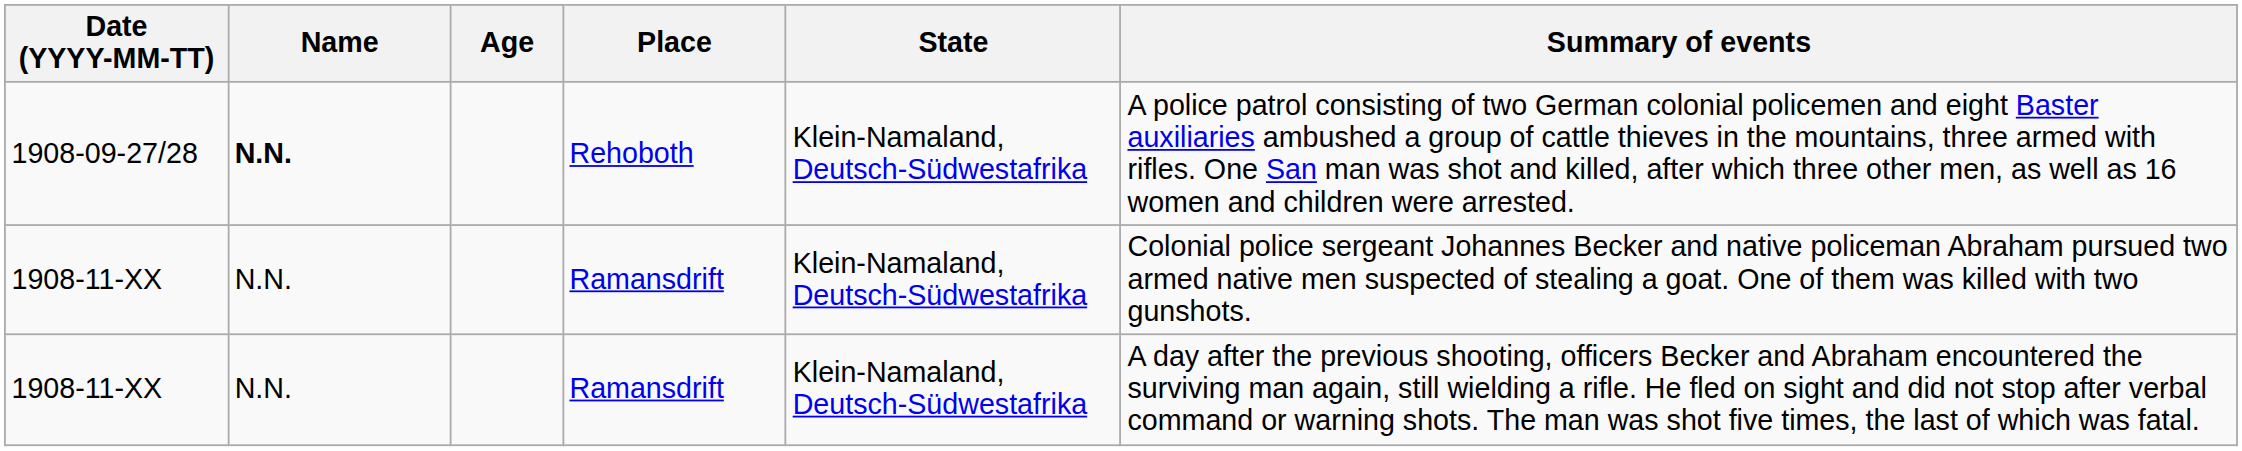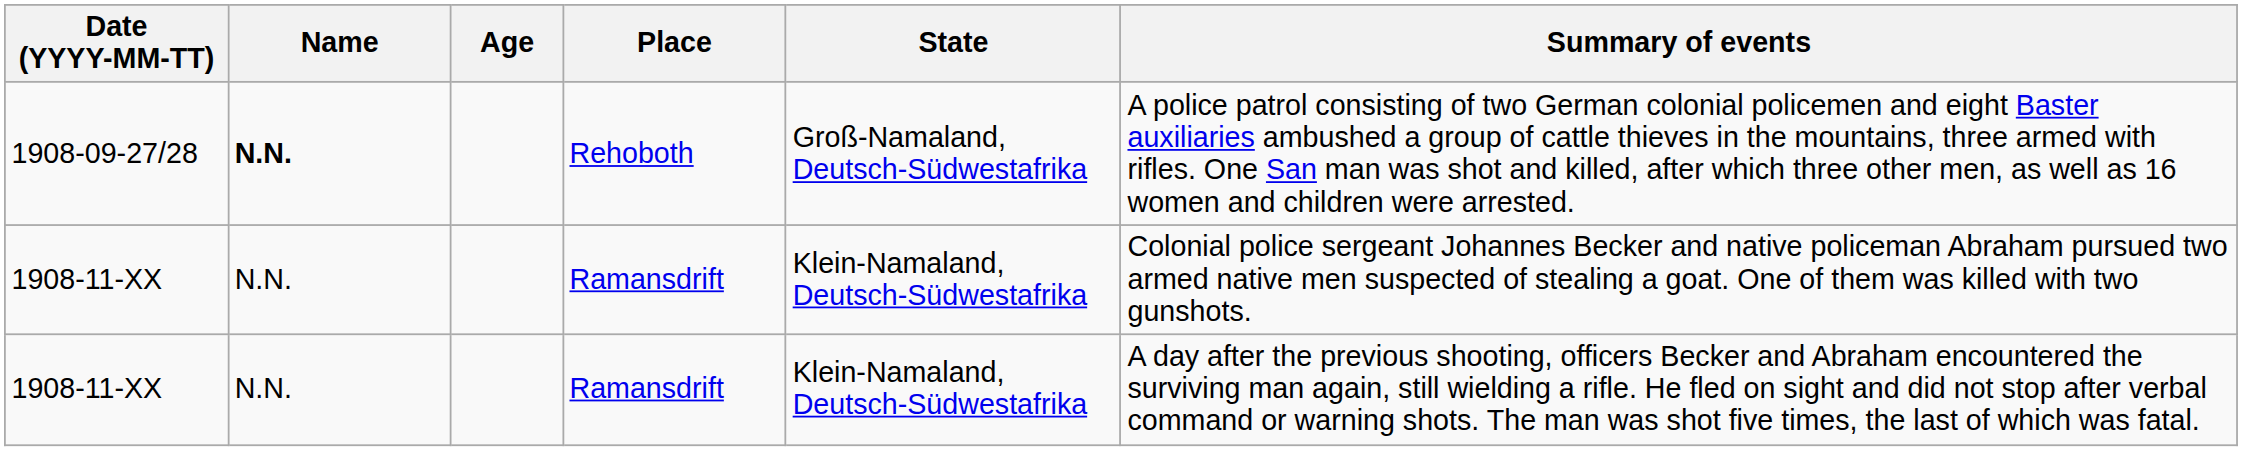(940, 153) Klein-Namaland, Deutsch-Südwestafrika -> (940, 153) Groß-Namaland, Deutsch-Südwestafrika
